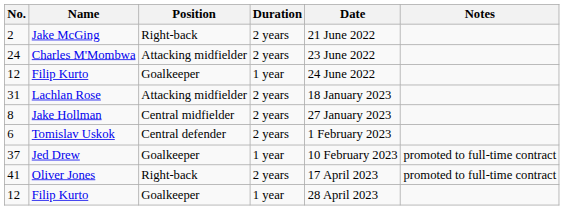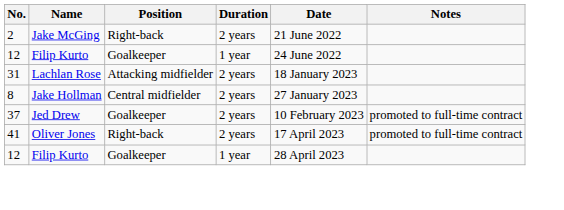- row: (14, 54)
- row: (10, 134)
(268, 154) 1 year -> (237, 114) 2 years
